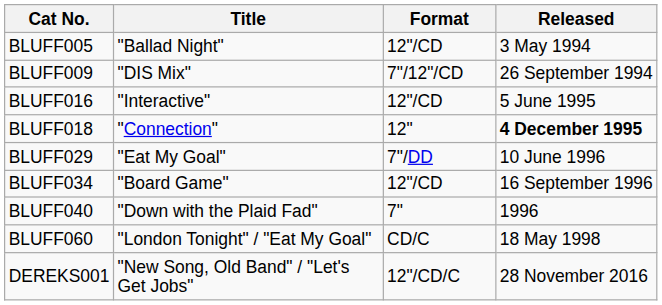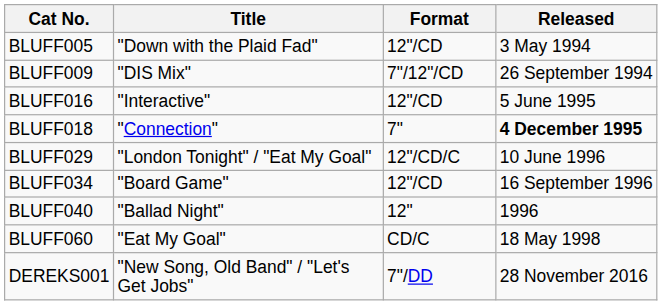(171, 46) "Ballad Night" -> (218, 46) "Down with the Plaid Fad"
(400, 129) 12" -> (395, 129) 7"
(172, 156) "Eat My Goal" -> (244, 156) "London Tonight" / "Eat My Goal"
(410, 156) 7"/DD -> (424, 156) 12"/CD/C
(218, 211) "Down with the Plaid Fad" -> (171, 211) "Ballad Night"
(395, 211) 7" -> (400, 211) 12"
(244, 239) "London Tonight" / "Eat My Goal" -> (172, 239) "Eat My Goal"
(424, 276) 12"/CD/C -> (410, 276) 7"/DD
